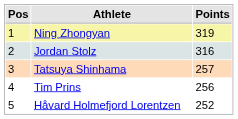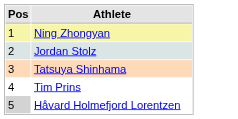- column: (213, 14)
(11, 105) no background -> (11, 105) lightgrey background
